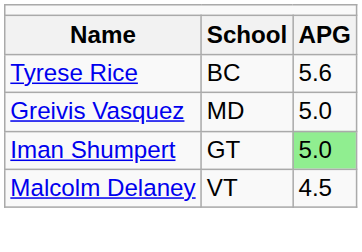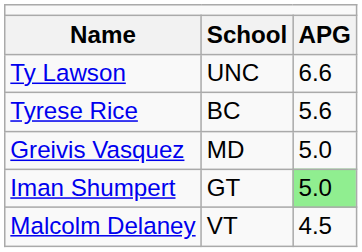+ row: (68, 73)
